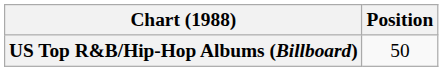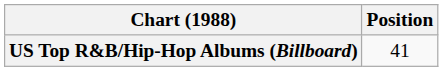(400, 50) 50 -> (400, 50) 41
